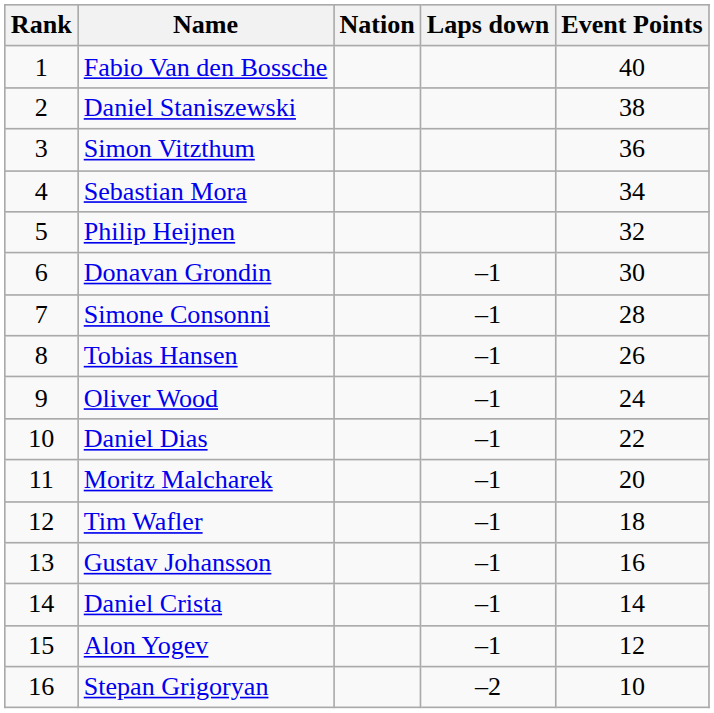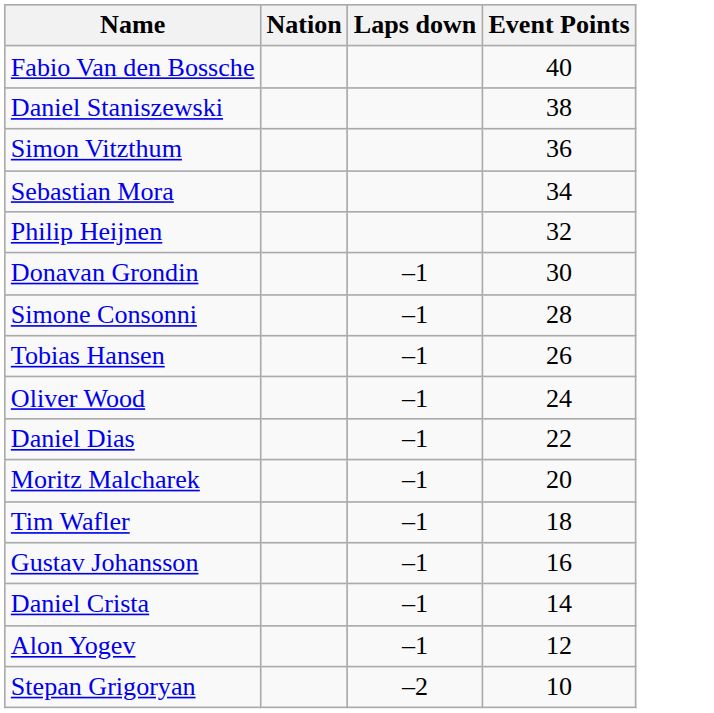- column: (41, 25)
